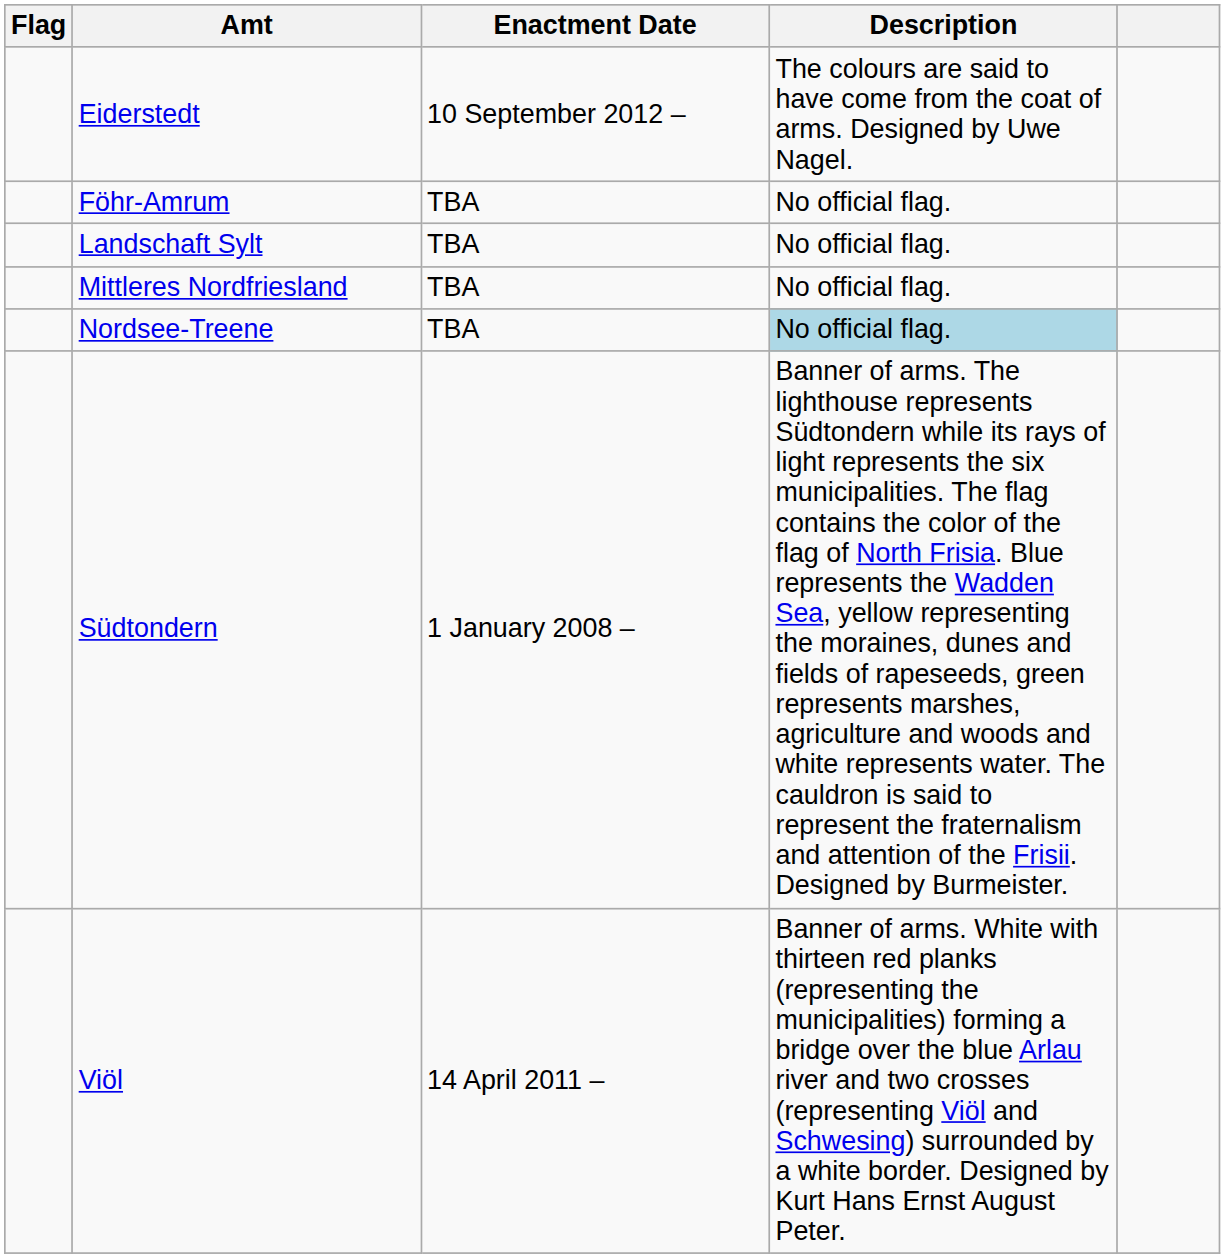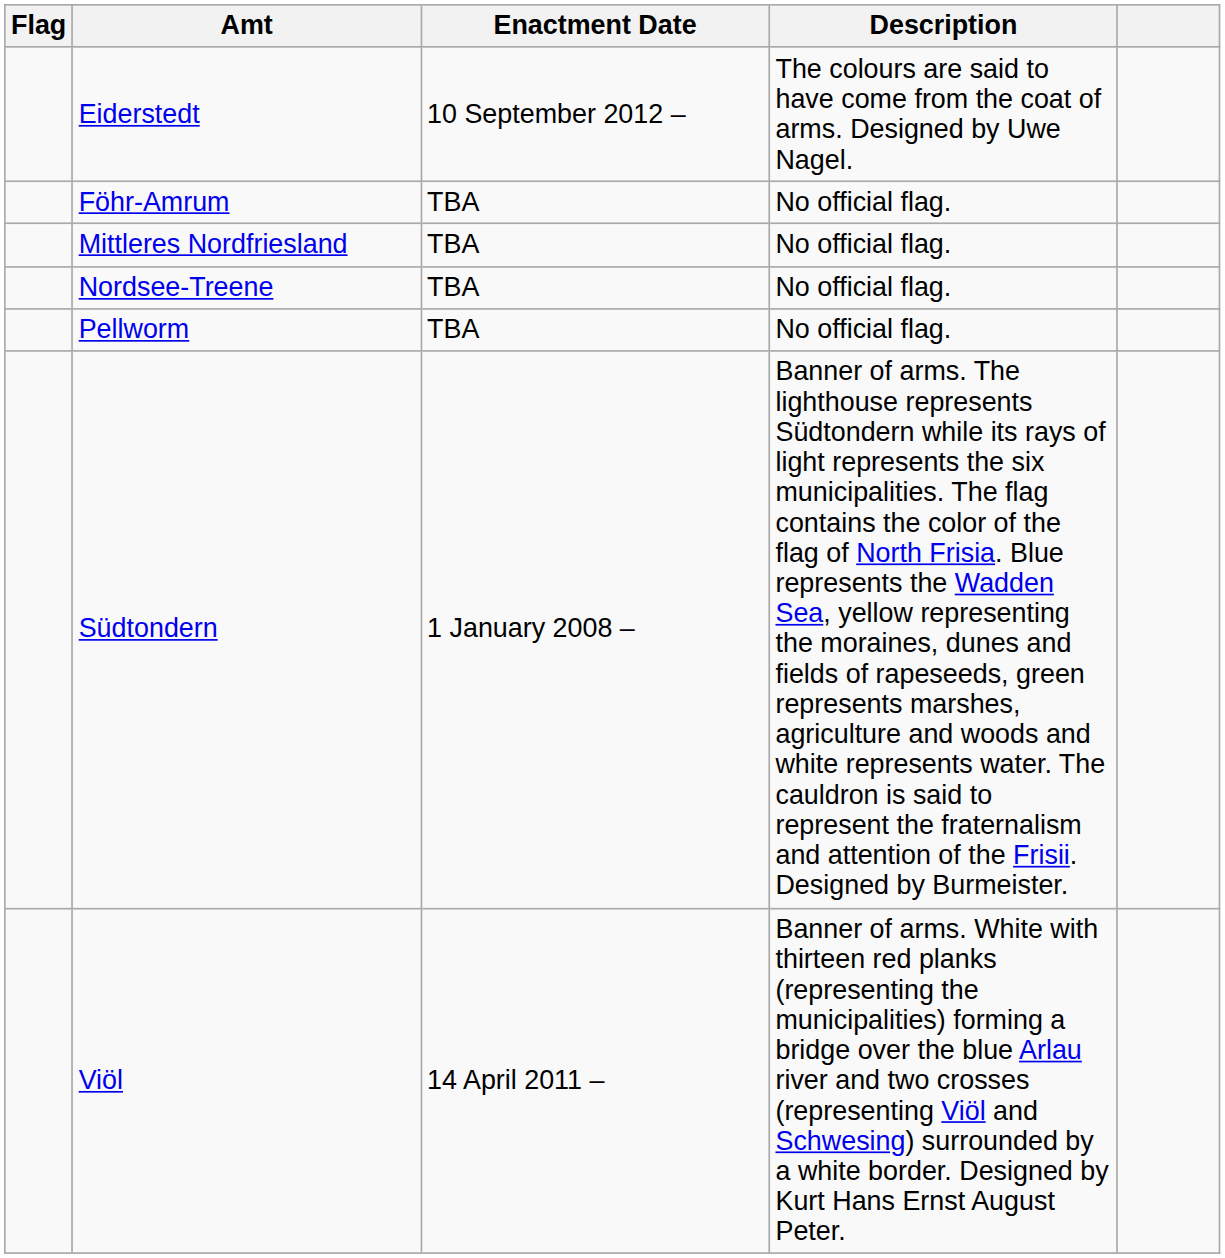- row: (171, 244)
(863, 329) lightblue background -> (863, 287) no background
+ row: (134, 329)
